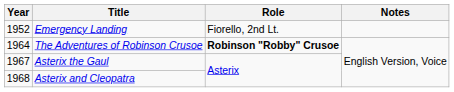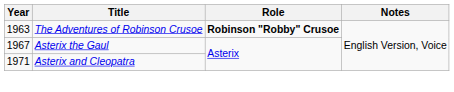- row: (81, 29)
(18, 45) 1964 -> (18, 29) 1963
(18, 78) 1968 -> (18, 62) 1971
